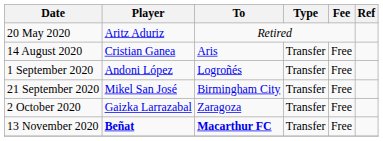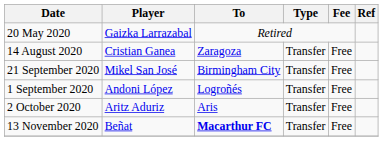(134, 32) Aritz Aduriz -> (148, 32) Gaizka Larrazabal
(207, 51) Aris -> (219, 51) Zaragoza
rows swapped: (50, 70) <-> (53, 88)
(148, 107) Gaizka Larrazabal -> (134, 107) Aritz Aduriz
(219, 107) Zaragoza -> (207, 107) Aris
(119, 126) bold -> (118, 126) normal
